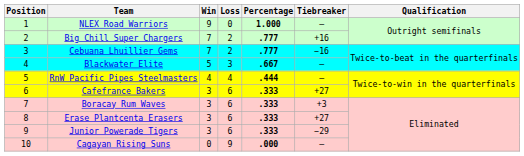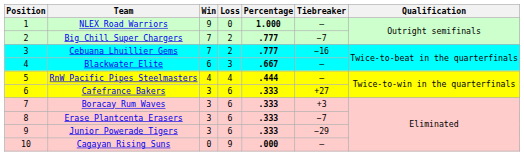(322, 38) +16 -> (322, 38) −7
(209, 64) 5 -> (209, 64) 6
(322, 118) +27 -> (322, 118) −7
